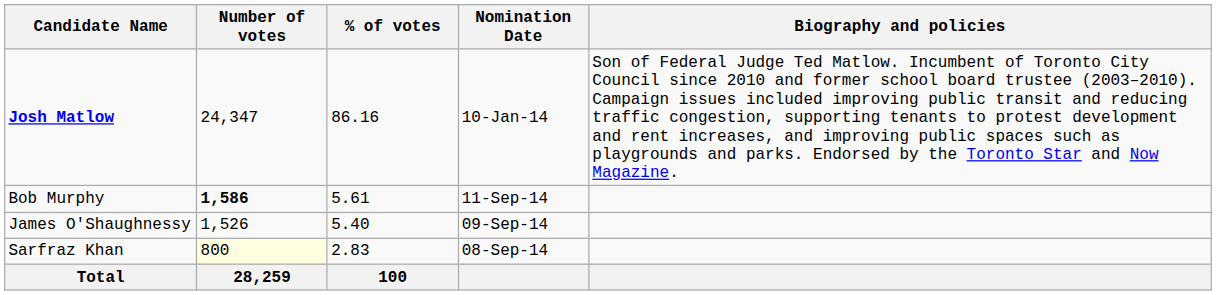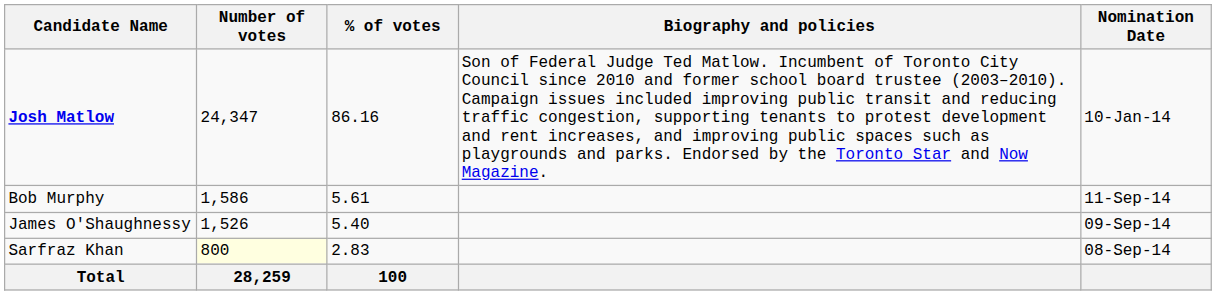columns swapped: (523, 27) <-> (900, 27)
(225, 199) bold -> (225, 199) normal
